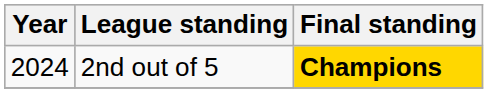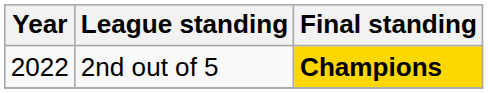(40, 66) 2024 -> (40, 66) 2022
